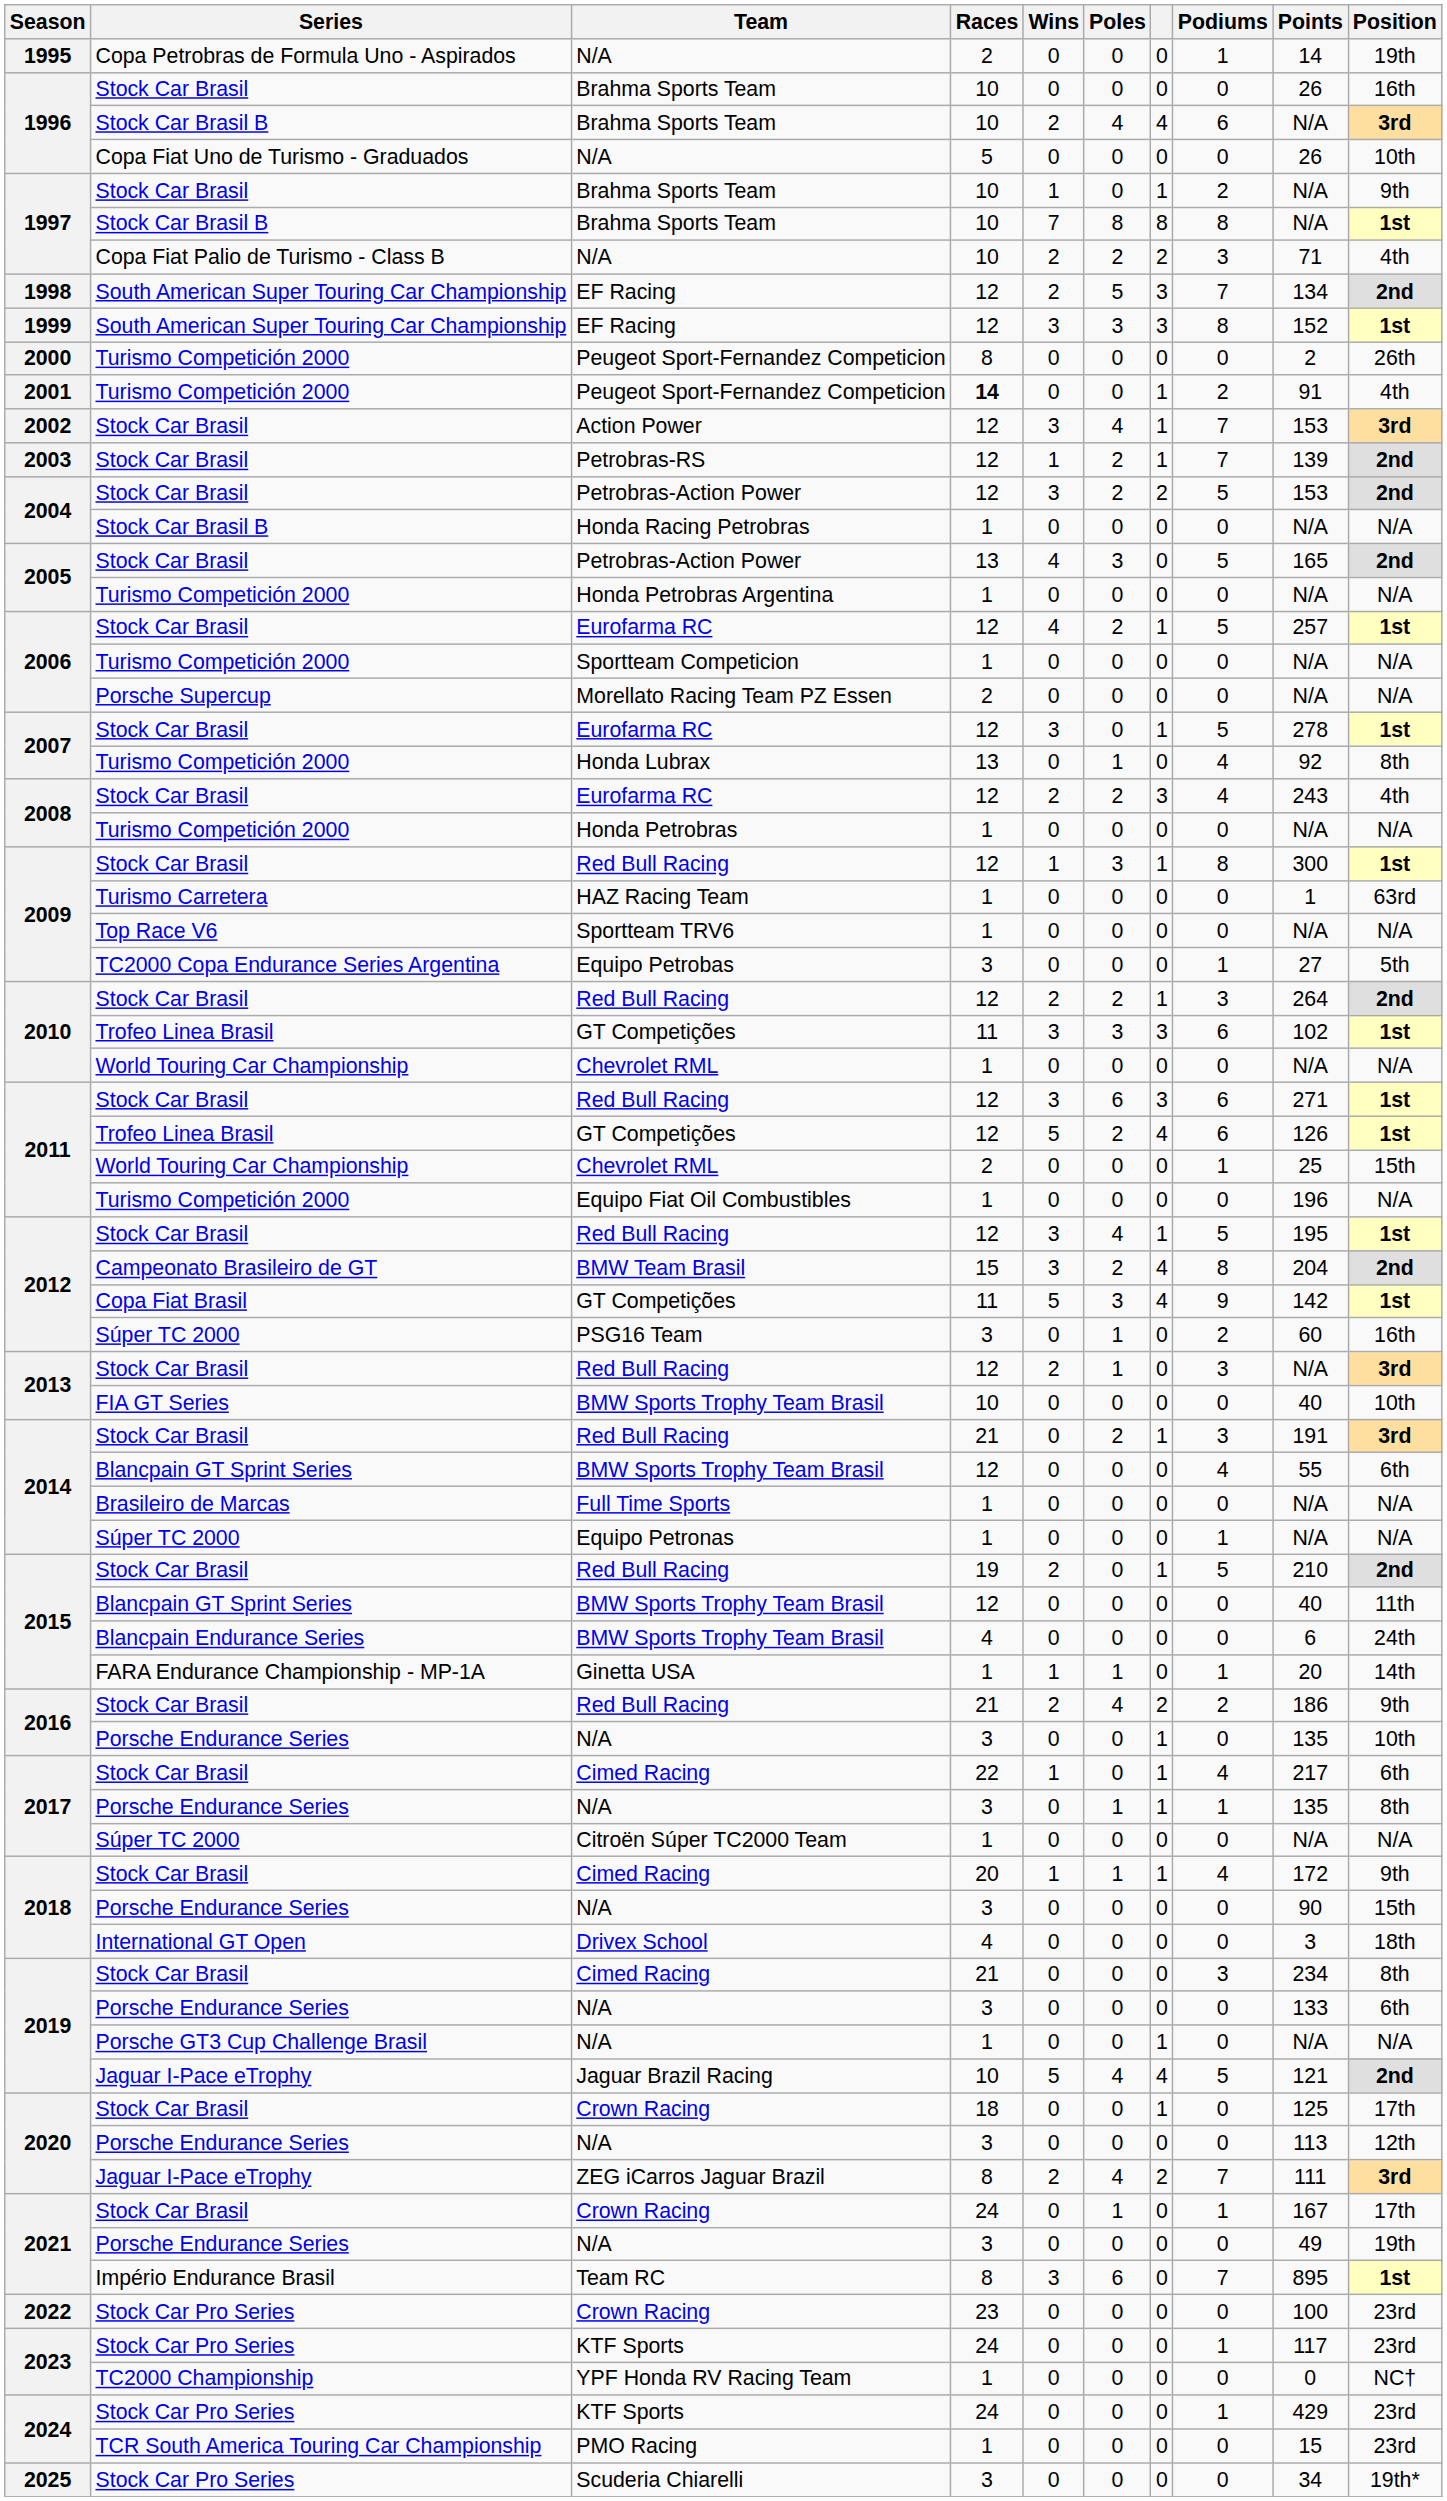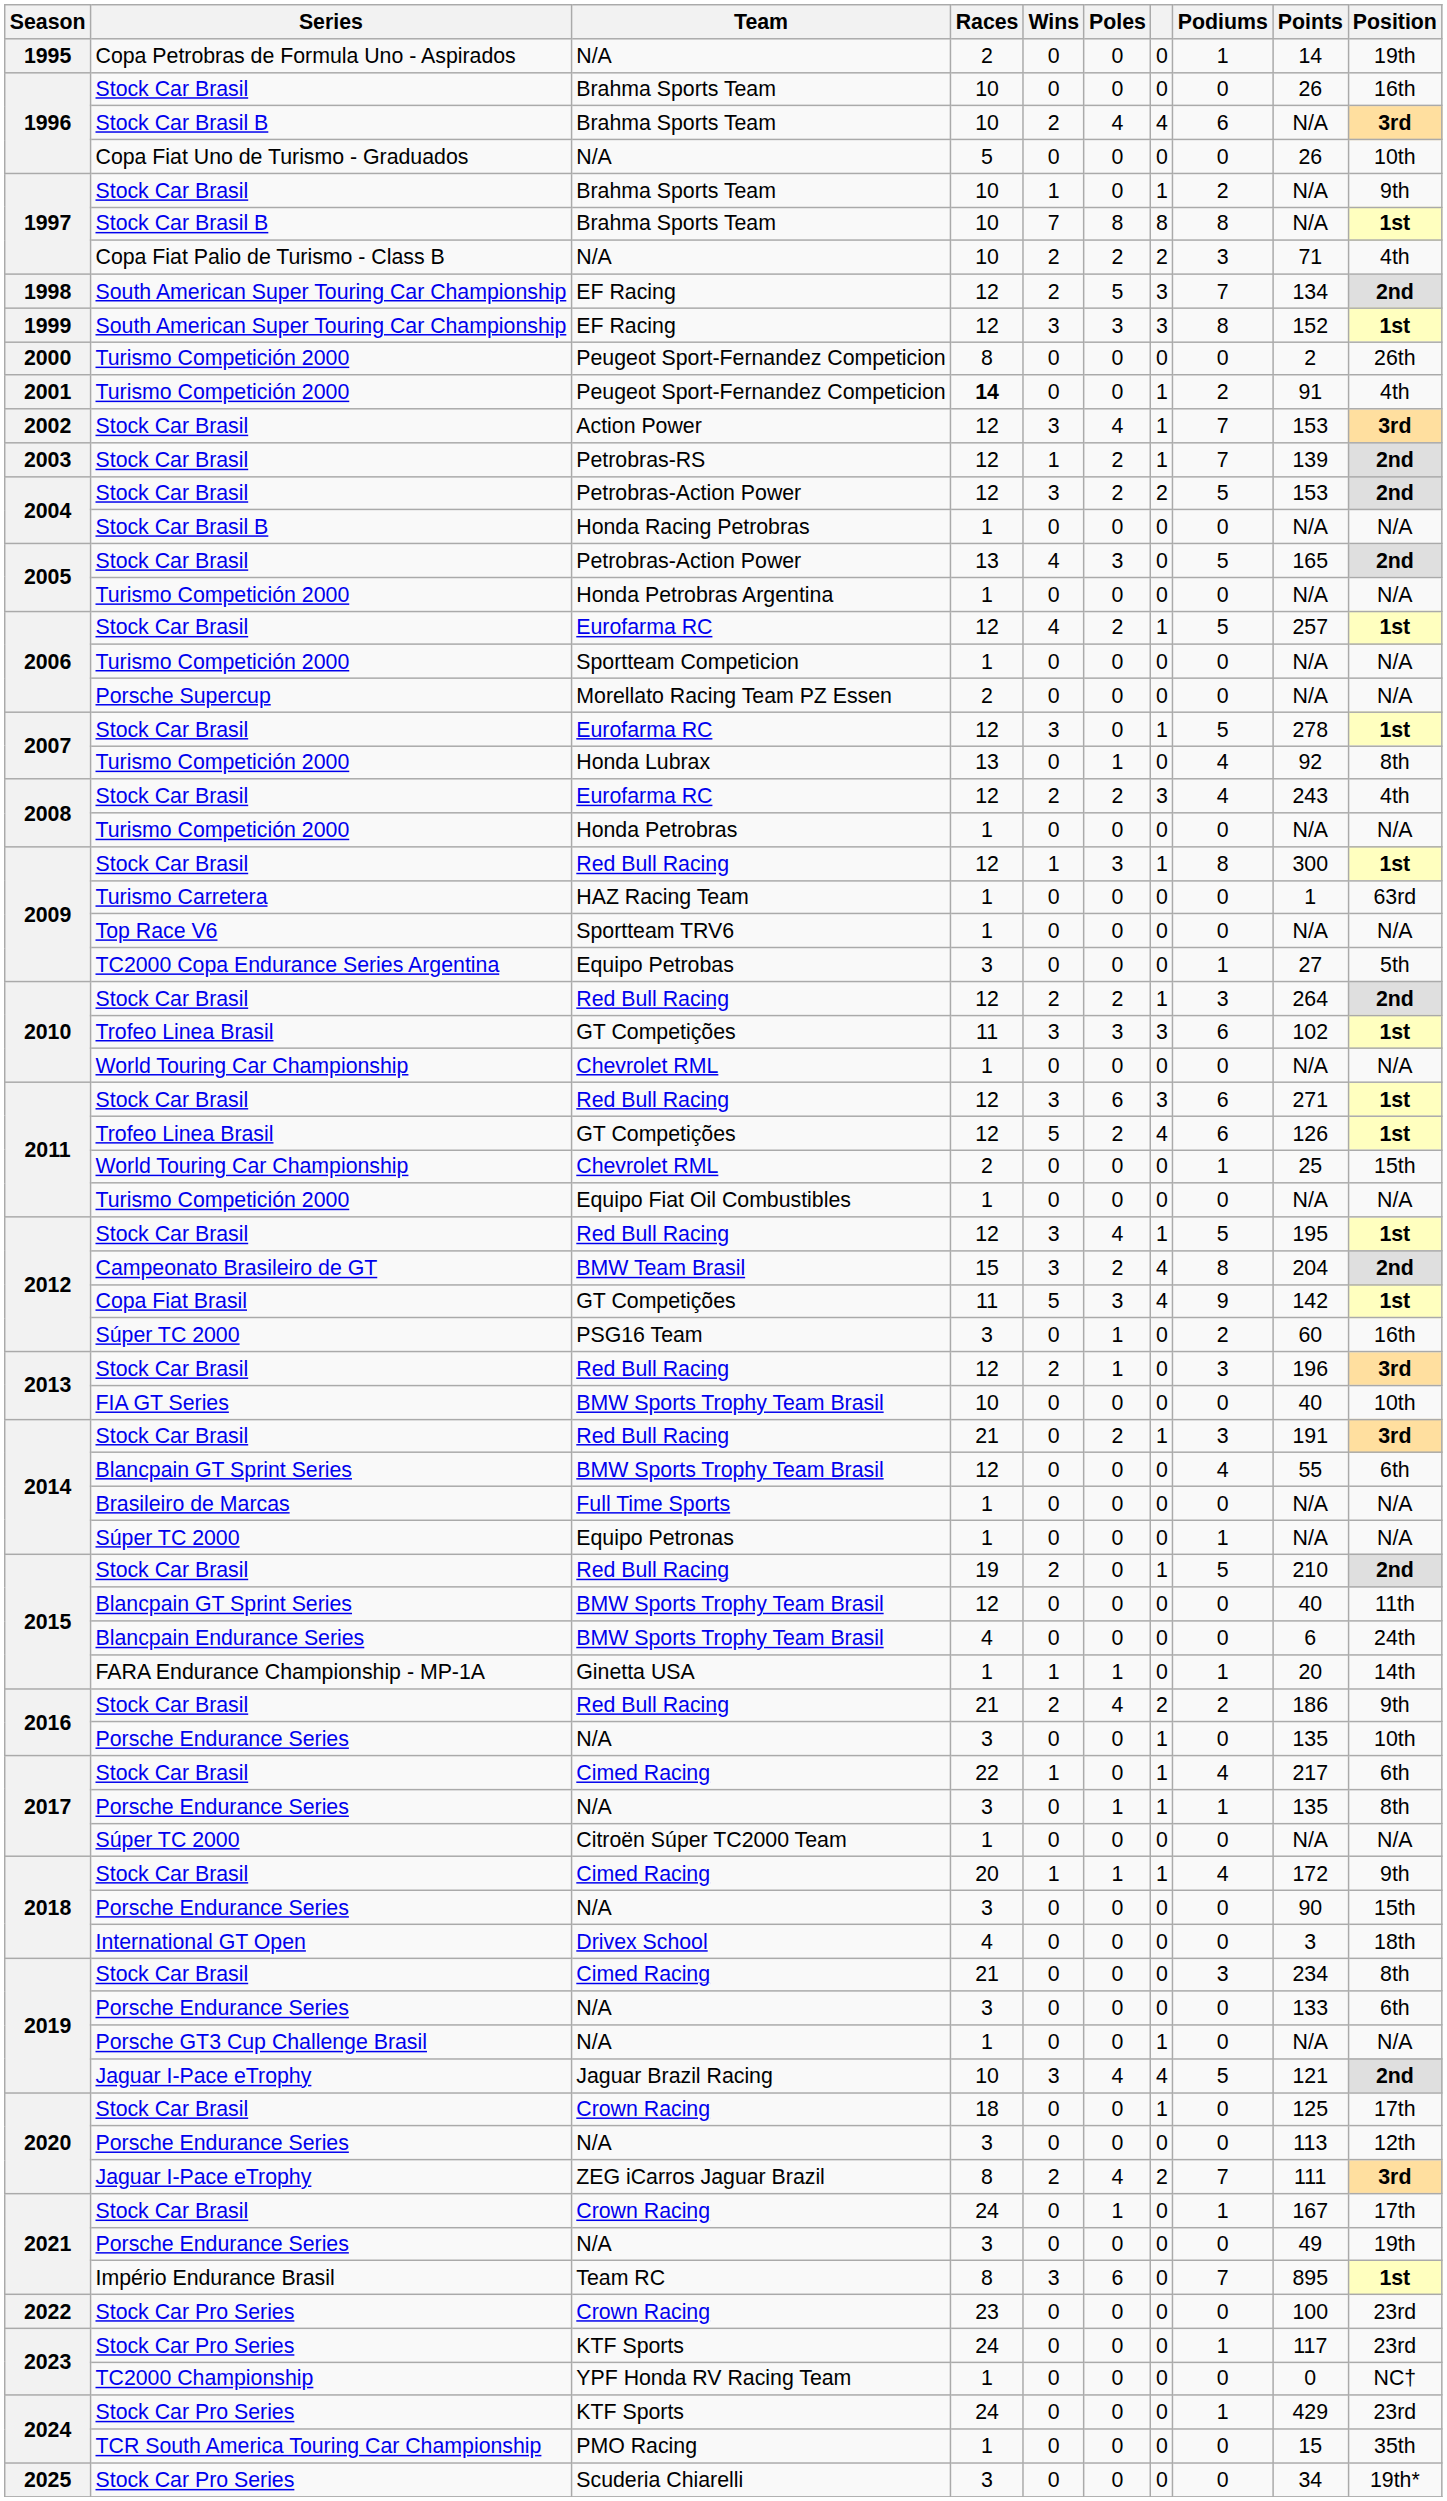(1310, 1200) 196 -> (1310, 1200) N/A
(1310, 1369) N/A -> (1310, 1369) 196
(1054, 2076) 5 -> (1054, 2076) 3
(1395, 2446) 23rd -> (1395, 2446) 35th
